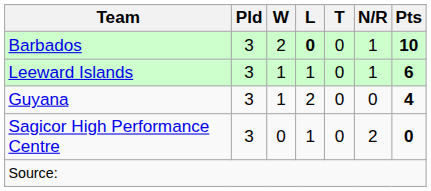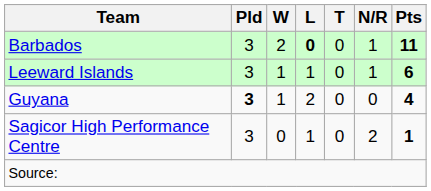(409, 45) 10 -> (409, 45) 11
(249, 99) normal -> (249, 99) bold
(409, 136) 0 -> (409, 136) 1
